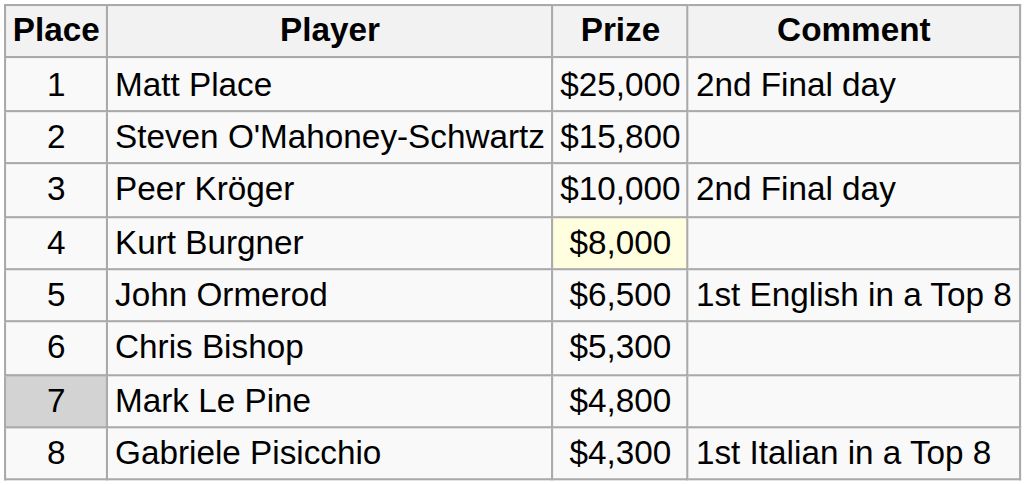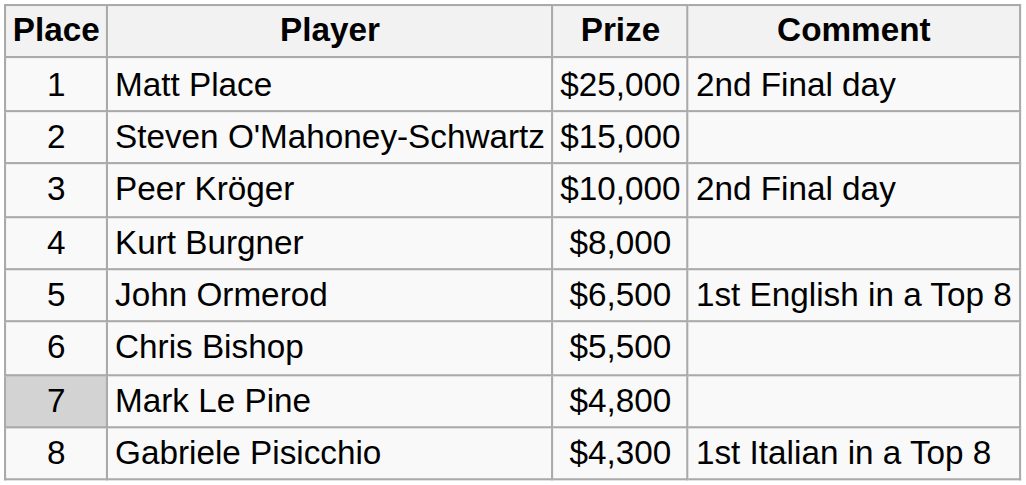(620, 136) $15,800 -> (620, 136) $15,000
(620, 242) lightyellow background -> (620, 242) no background
(620, 347) $5,300 -> (620, 347) $5,500
